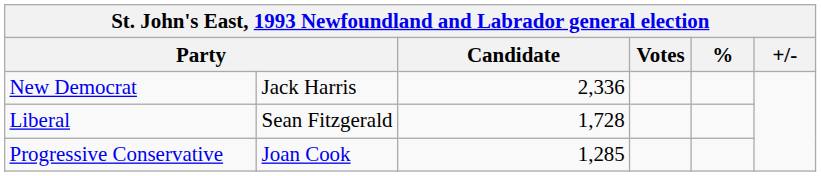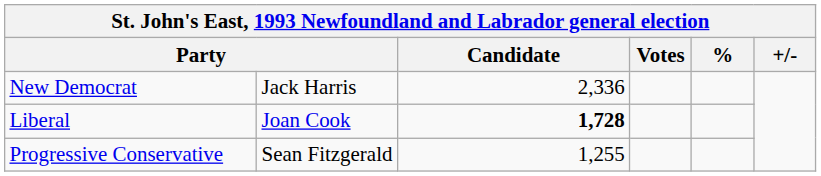(327, 120) Sean Fitzgerald -> (306, 120) Joan Cook
(601, 120) normal -> (601, 120) bold
(306, 154) Joan Cook -> (327, 154) Sean Fitzgerald
(601, 154) 1,285 -> (601, 154) 1,255
